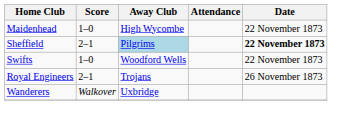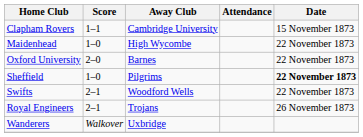+ row: (40, 28)
+ row: (44, 60)
(86, 44) 2–1 -> (93, 76) 1–0
(138, 44) lightblue background -> (145, 76) no background
(86, 60) 1–0 -> (93, 92) 2–1
